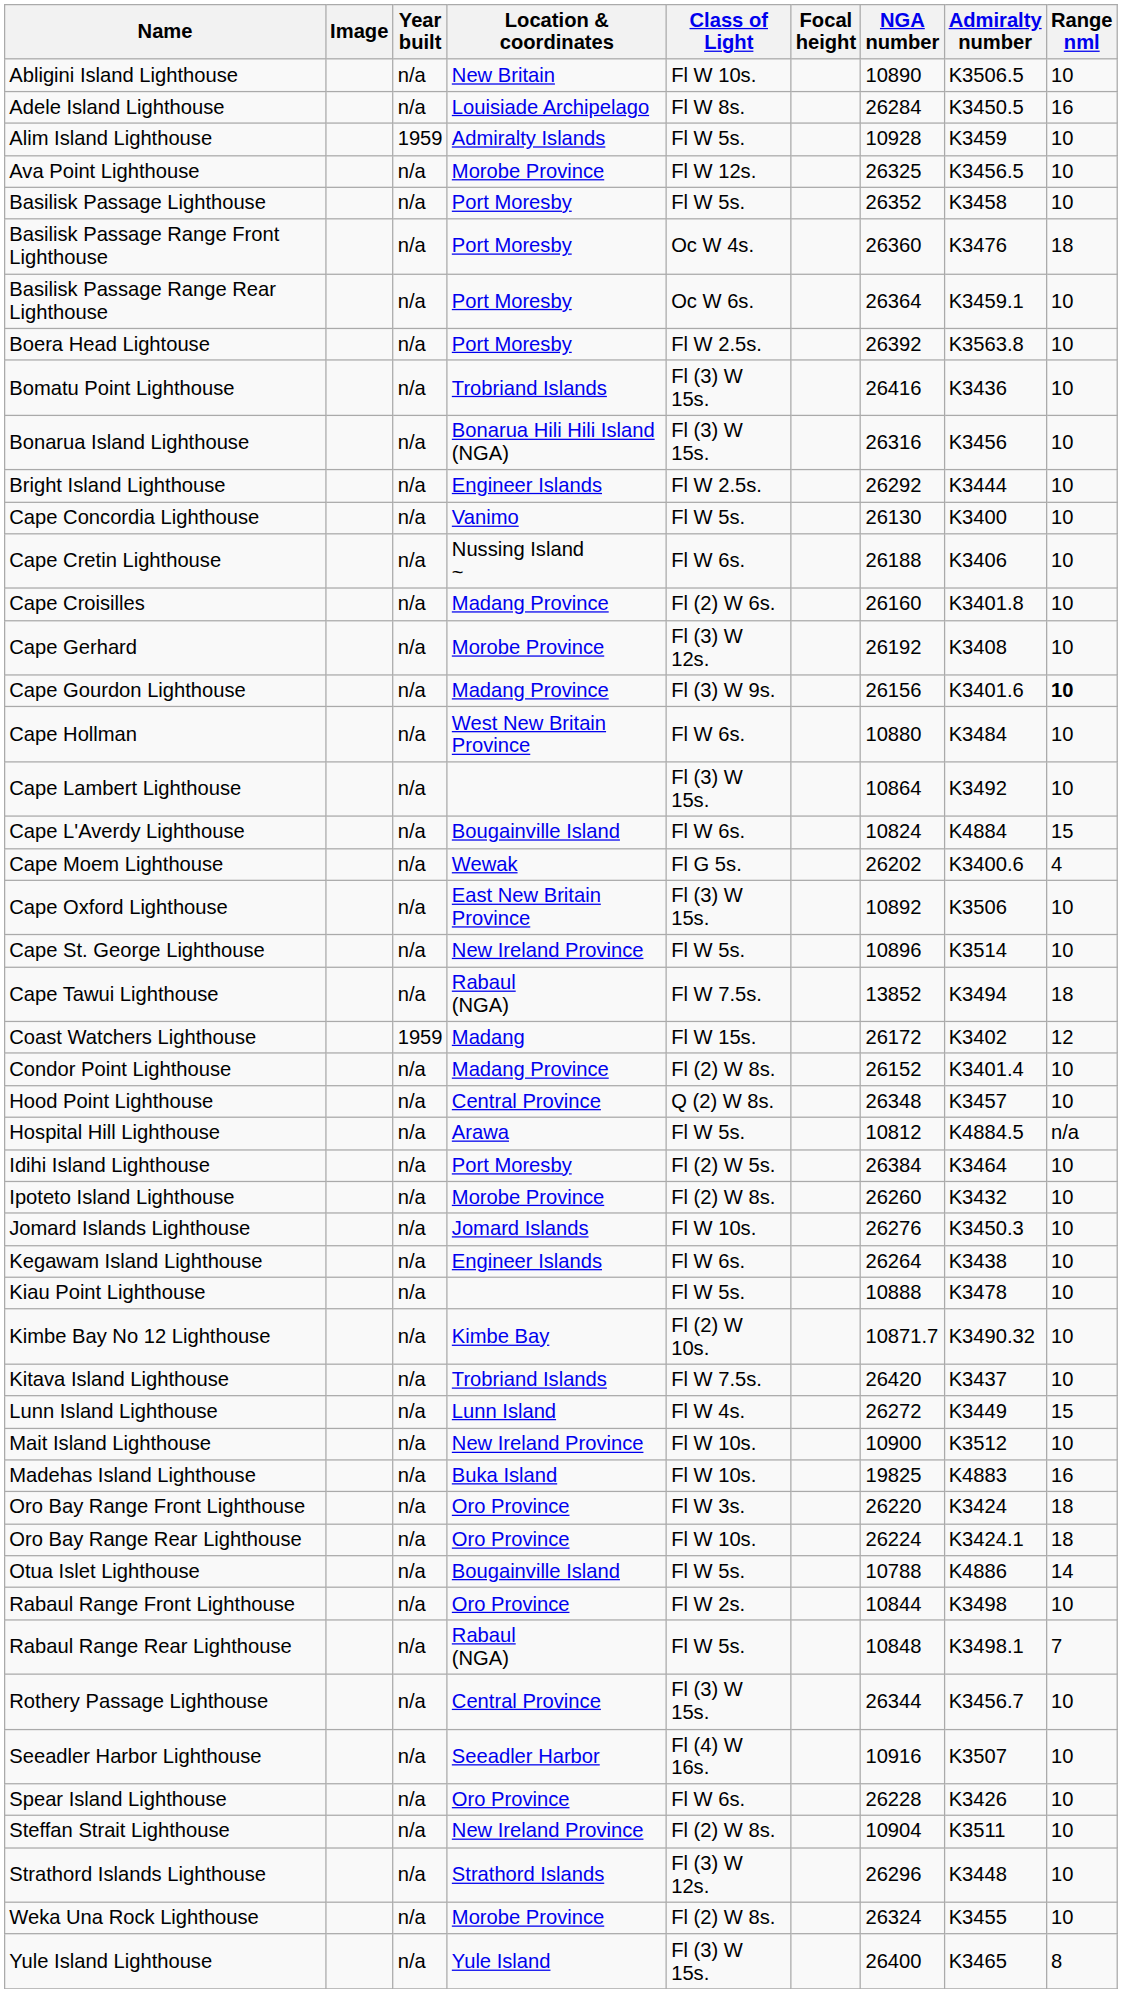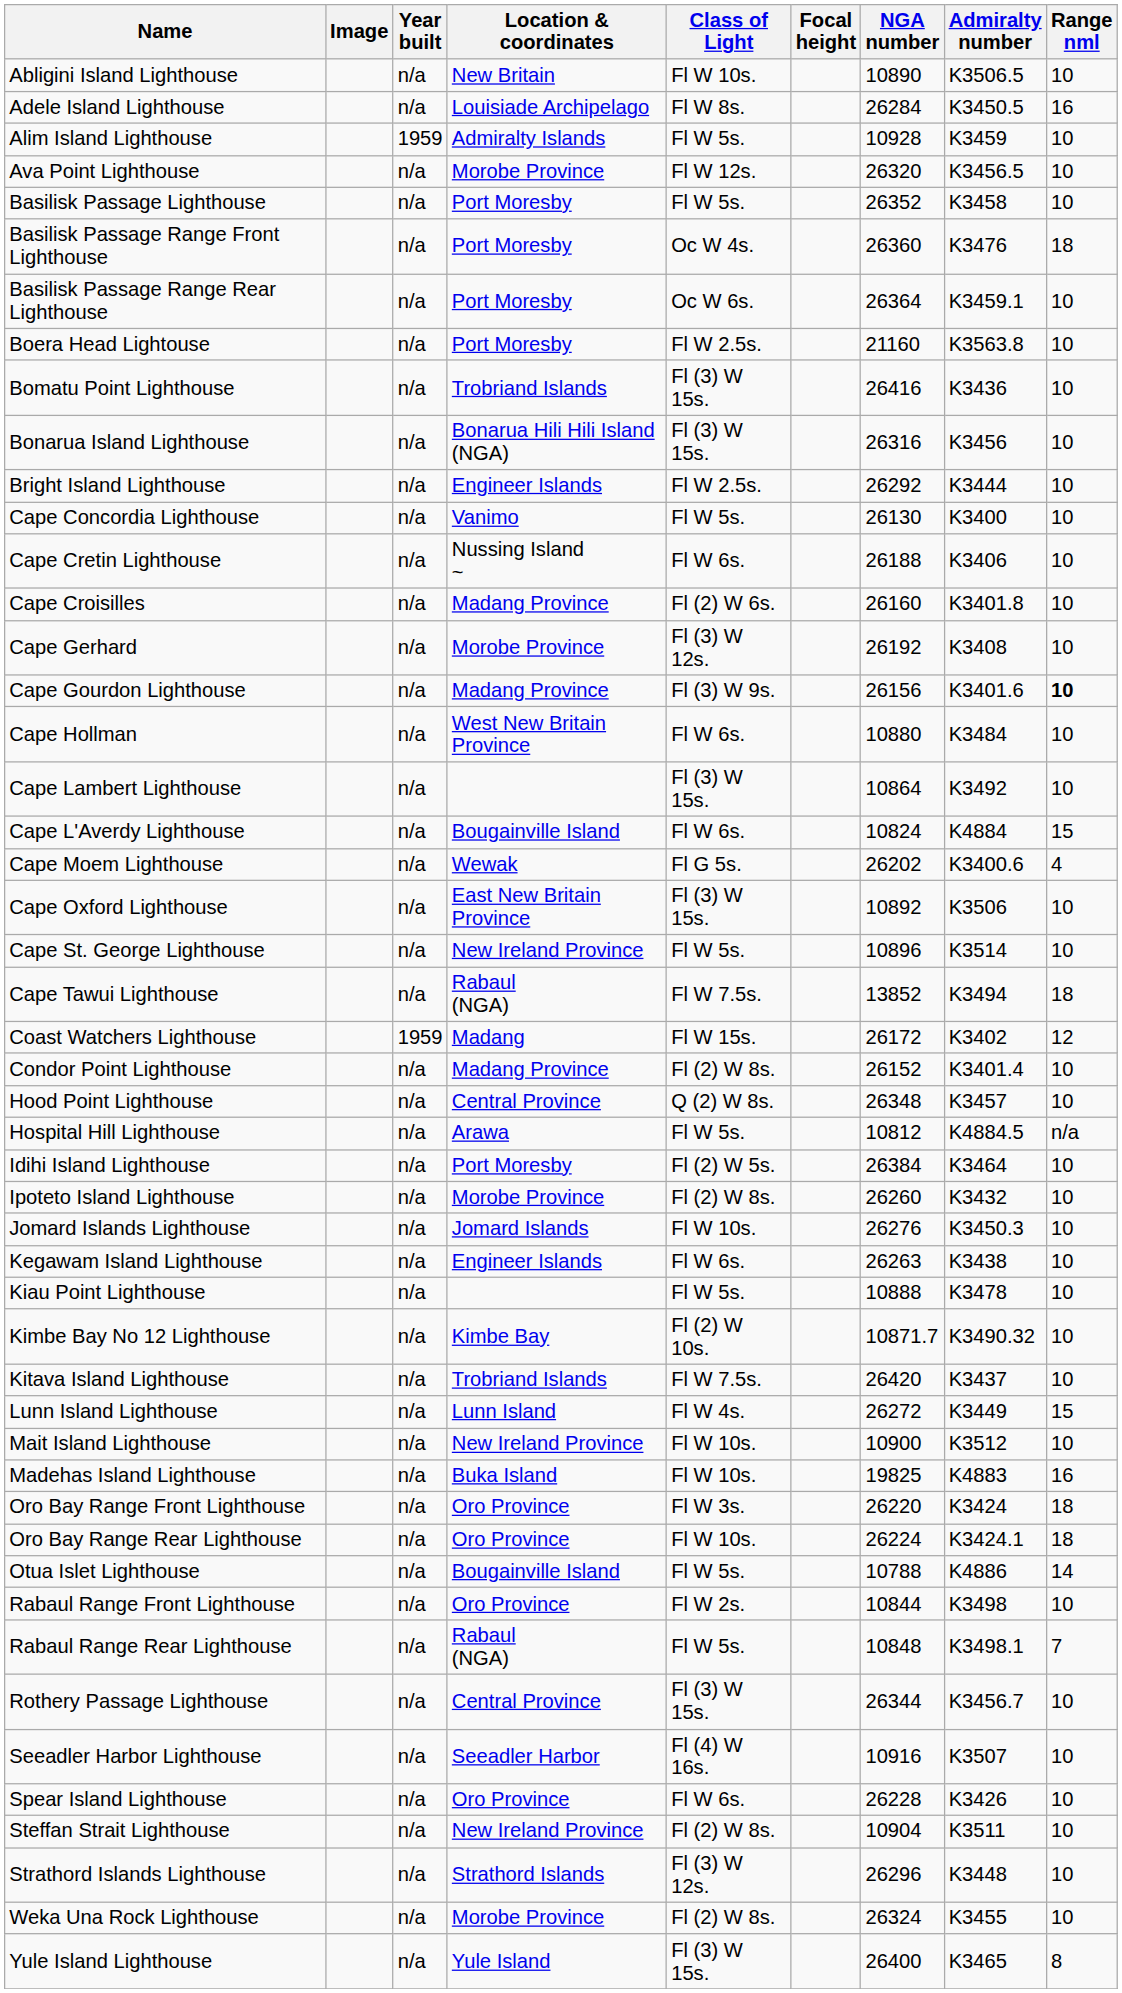(893, 171) 26325 -> (893, 171) 26320
(893, 344) 26392 -> (893, 344) 21160
(893, 1261) 26264 -> (893, 1261) 26263
